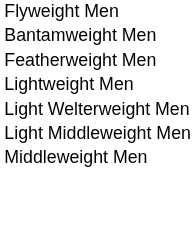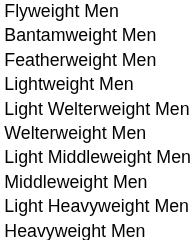+ row: (75, 133)
+ row: (97, 206)
+ row: (75, 231)
